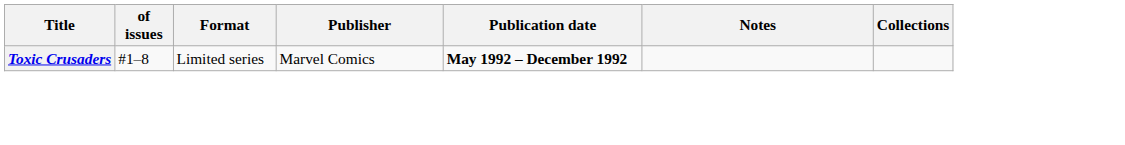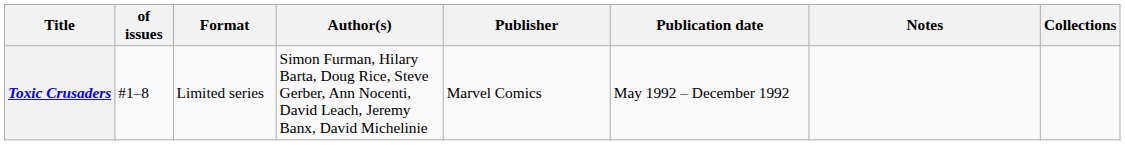+ column: (360, 25)
(537, 58) bold -> (702, 92) normal
